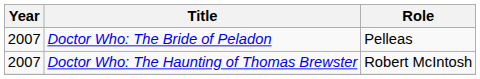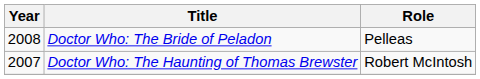(24, 39) 2007 -> (24, 39) 2008
